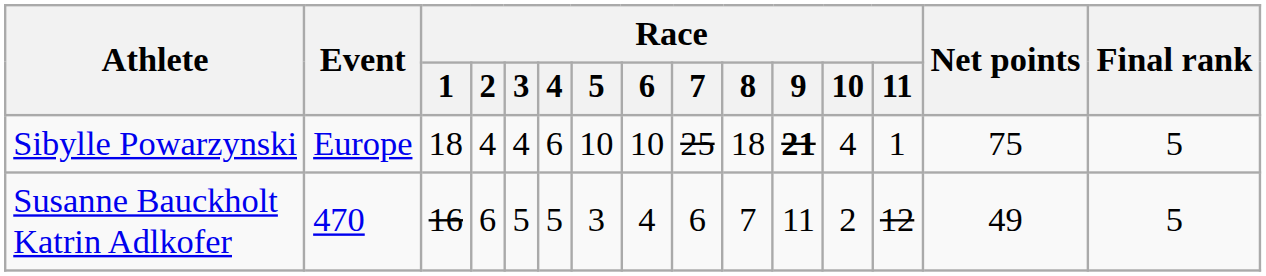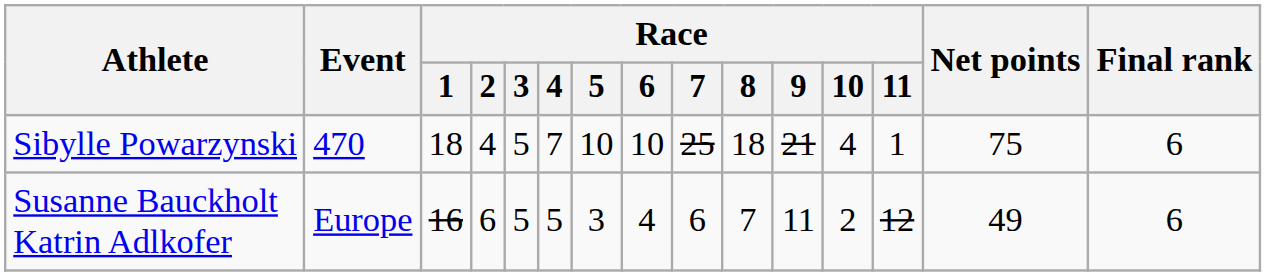(363, 143) Europe -> (339, 143) 470
(521, 143) 4 -> (521, 143) 5
(554, 143) 6 -> (554, 143) 7
(798, 143) bold -> (798, 143) normal
(1174, 143) 5 -> (1174, 143) 6
(339, 220) 470 -> (363, 220) Europe
(1174, 220) 5 -> (1174, 220) 6
